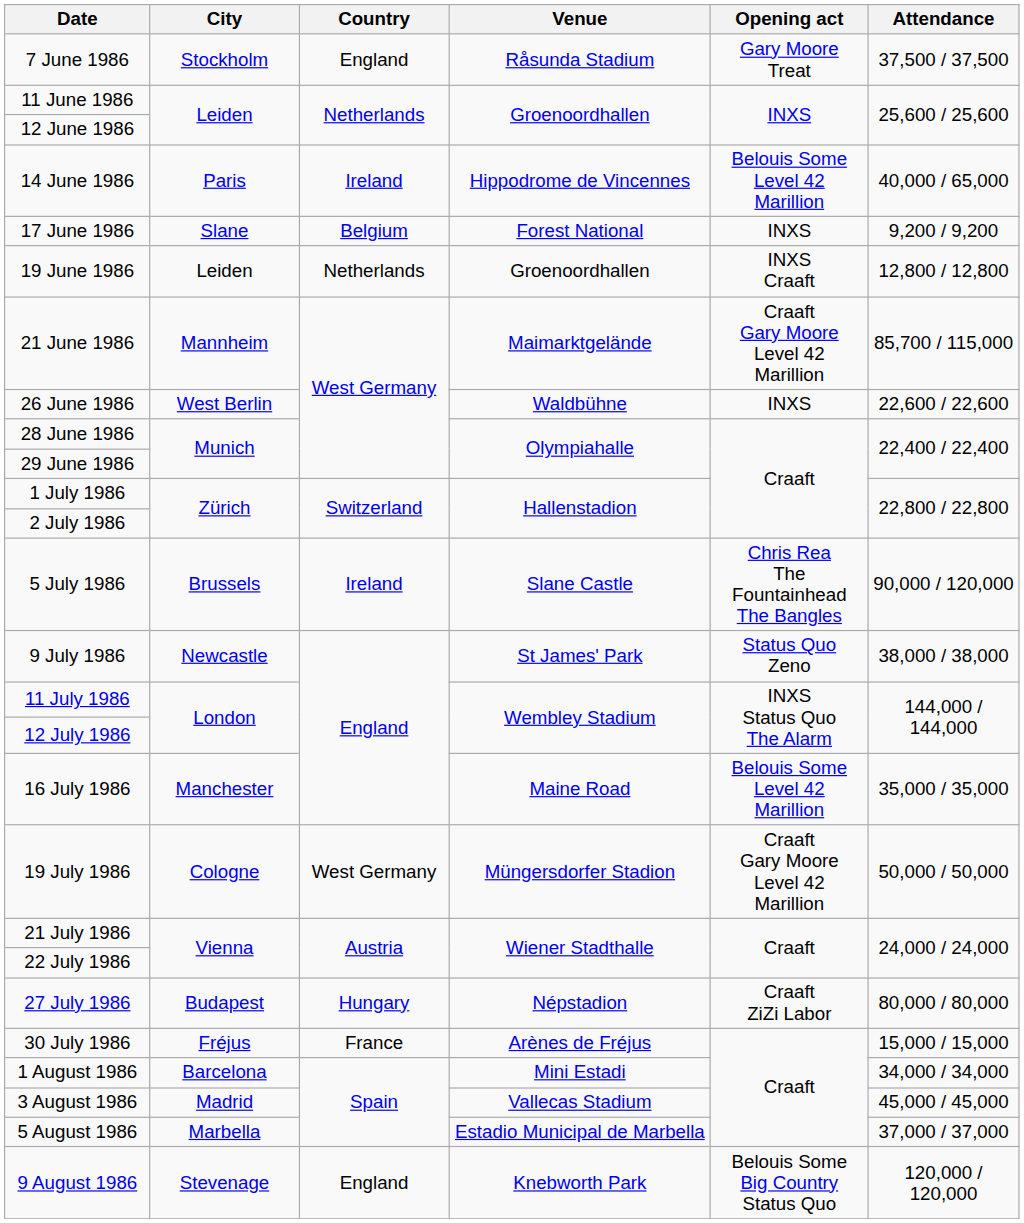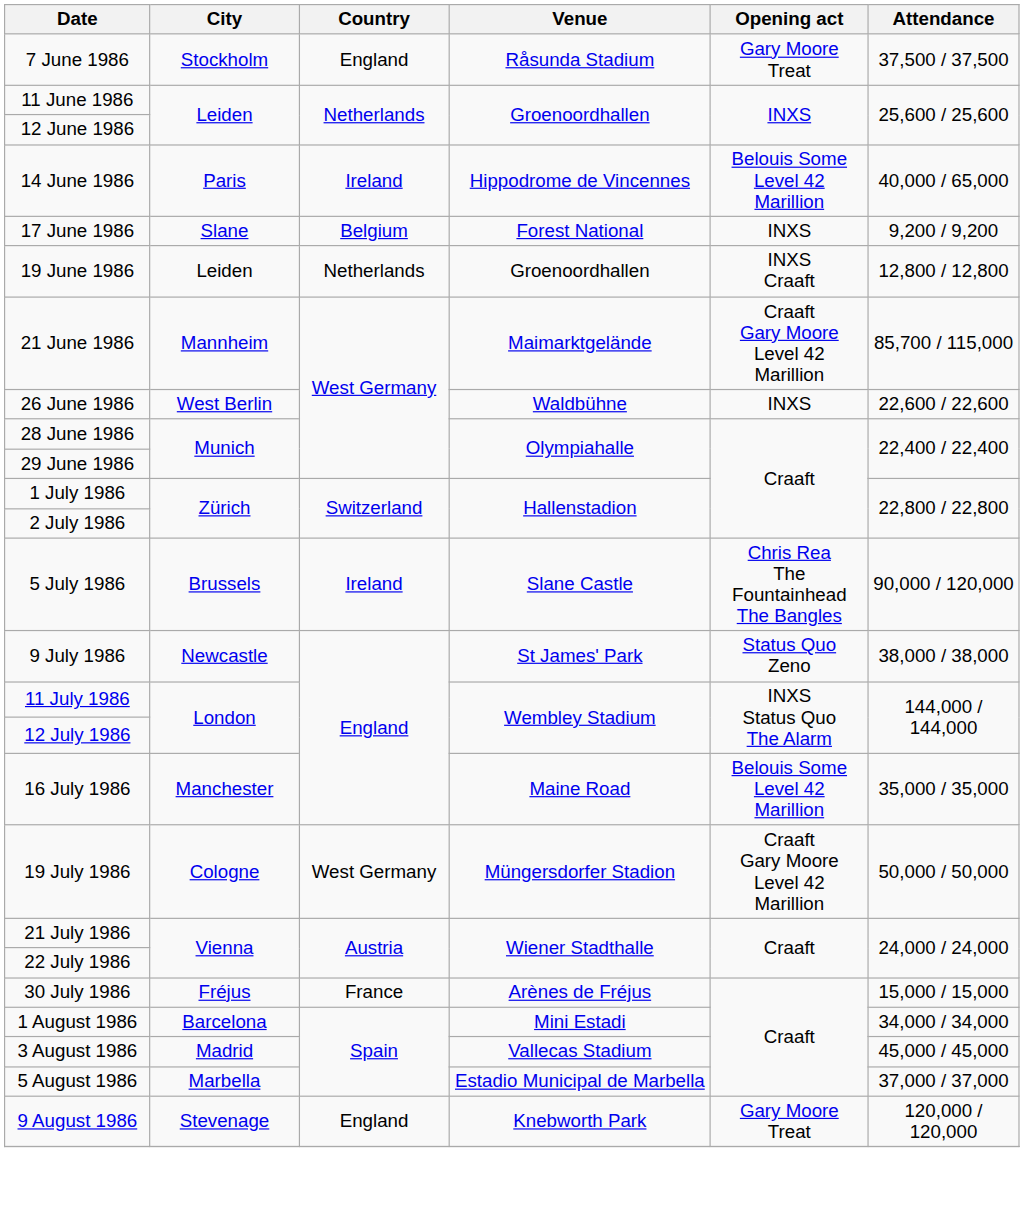- row: (77, 1002)
(789, 1182) Belouis Some Big Country Status Quo -> (789, 1121) Gary Moore Treat
